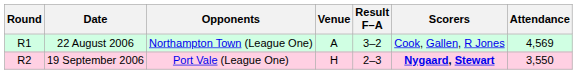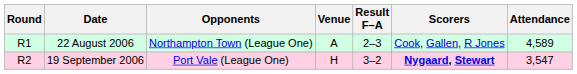(372, 43) 3–2 -> (372, 43) 2–3
(540, 43) 4,569 -> (540, 43) 4,589
(372, 60) 2–3 -> (372, 60) 3–2
(540, 60) 3,550 -> (540, 60) 3,547
